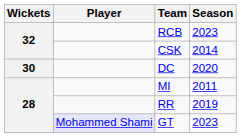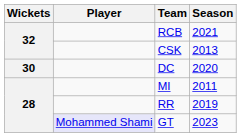(205, 31) 2023 -> (205, 31) 2021
(205, 50) 2014 -> (205, 50) 2013
